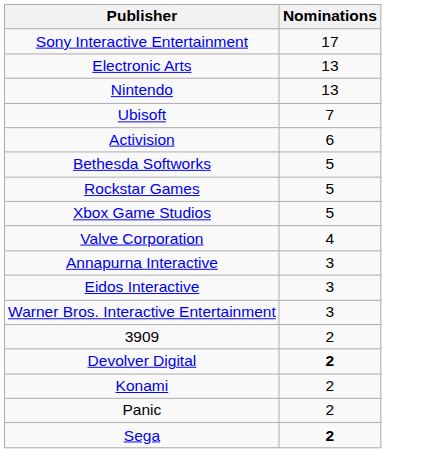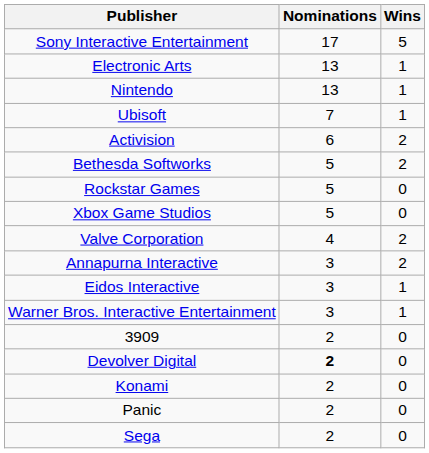+ column: (403, 16)
(330, 435) bold -> (330, 435) normal
